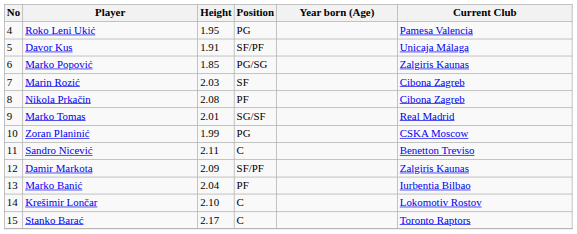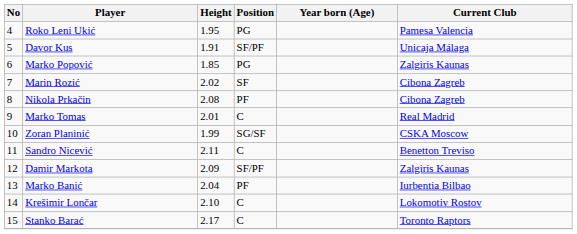(252, 64) PG/SG -> (244, 64) PG
(210, 82) 2.03 -> (210, 82) 2.02
(251, 116) SG/SF -> (240, 116) C
(244, 133) PG -> (251, 133) SG/SF
